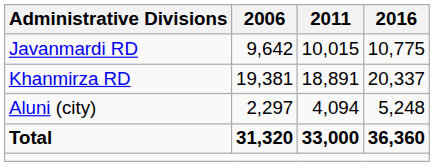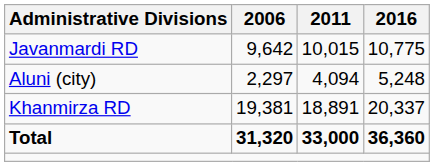rows swapped: (70, 78) <-> (53, 108)
